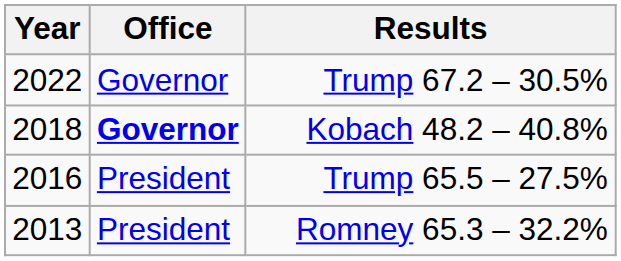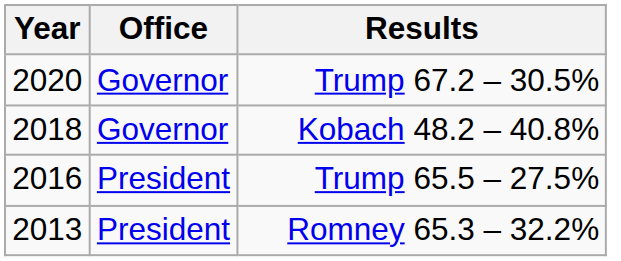(47, 79) 2022 -> (47, 79) 2020
(168, 129) bold -> (163, 129) normal
